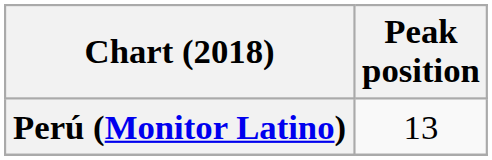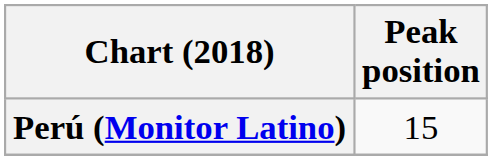(421, 126) 13 -> (421, 126) 15
